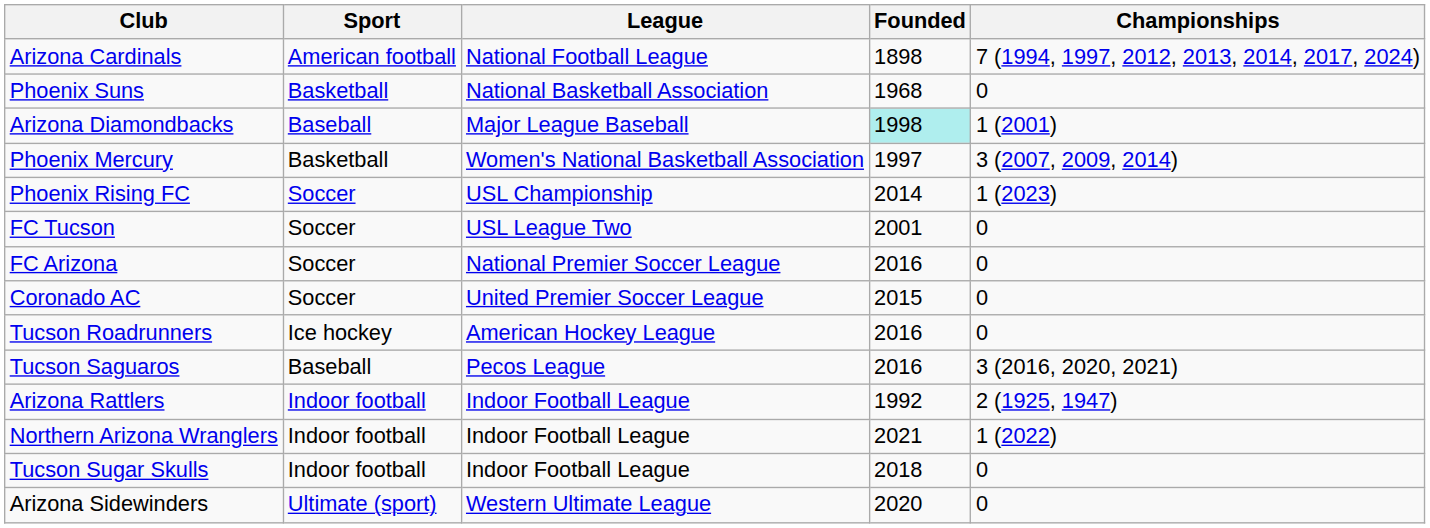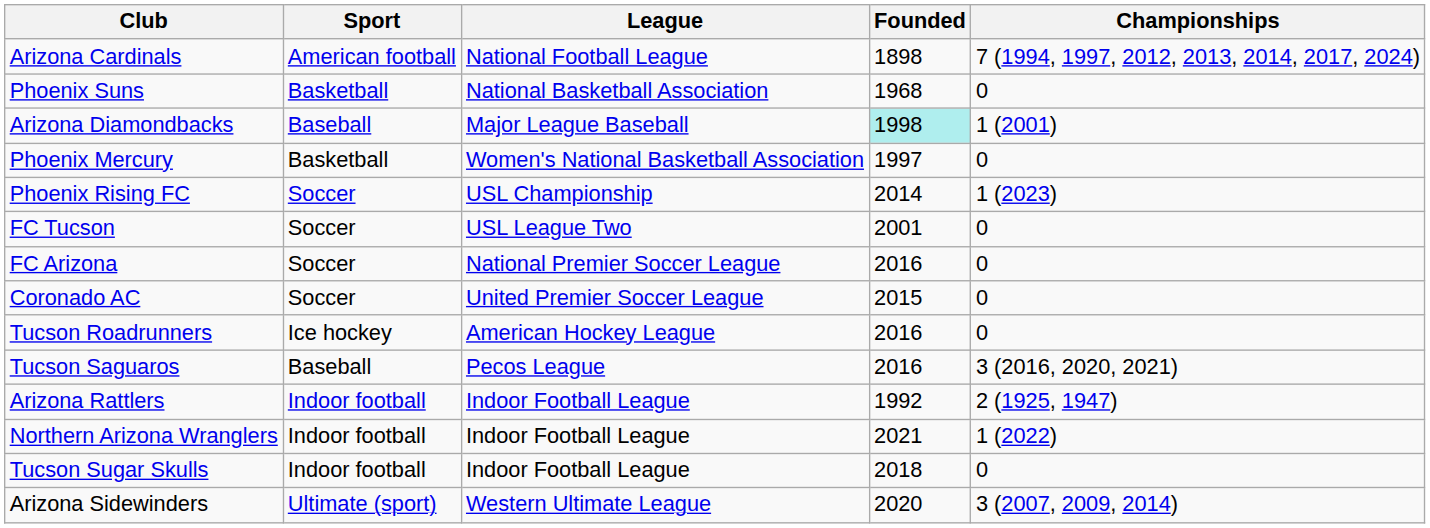(1077, 159) 3 (2007, 2009, 2014) -> (982, 159) 0
(982, 504) 0 -> (1077, 504) 3 (2007, 2009, 2014)
